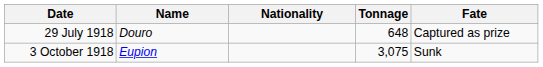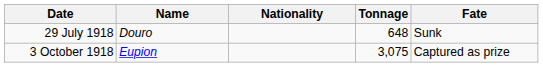(462, 33) Captured as prize -> (428, 33) Sunk
(428, 52) Sunk -> (462, 52) Captured as prize
